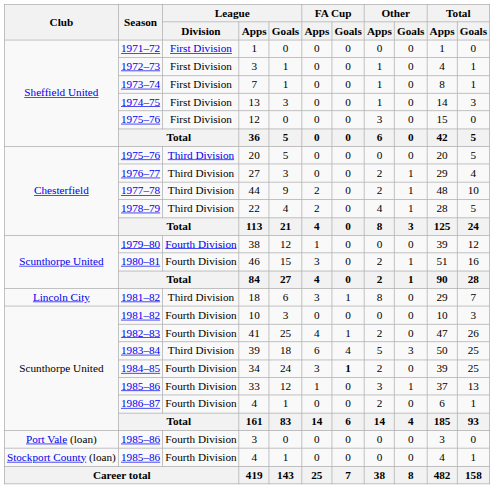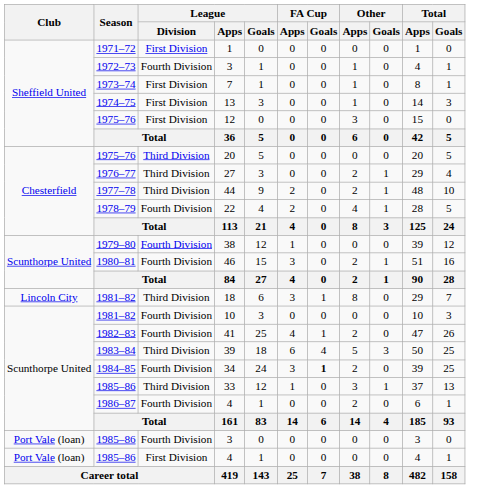(201, 66) First Division -> (176, 66) Fourth Division
(201, 208) Third Division -> (176, 208) Fourth Division
(201, 386) Fourth Division -> (176, 386) Third Division
(61, 457) Stockport County (loan) -> (49, 457) Port Vale (loan)
(201, 457) Fourth Division -> (176, 457) First Division
